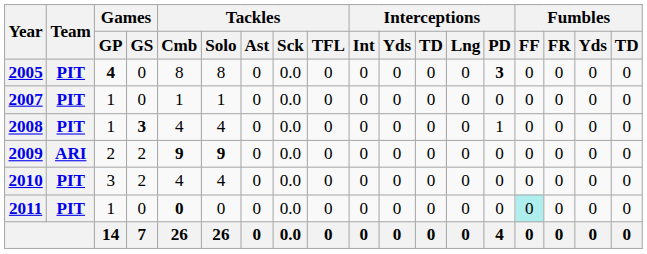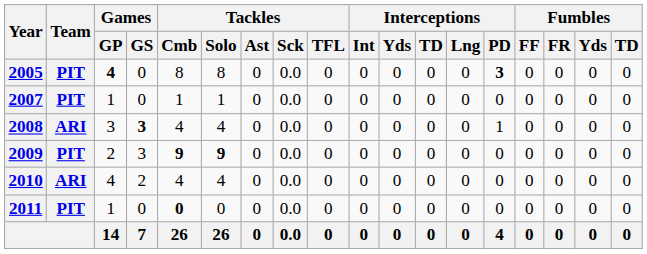(71, 126) PIT -> (71, 126) ARI
(111, 126) 1 -> (111, 126) 3
(71, 153) ARI -> (71, 153) PIT
(142, 153) 2 -> (142, 153) 3
(71, 180) PIT -> (71, 180) ARI
(111, 180) 3 -> (111, 180) 4
(529, 208) paleturquoise background -> (529, 208) no background
